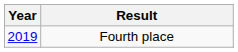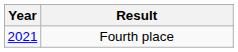(22, 37) 2019 -> (22, 37) 2021
